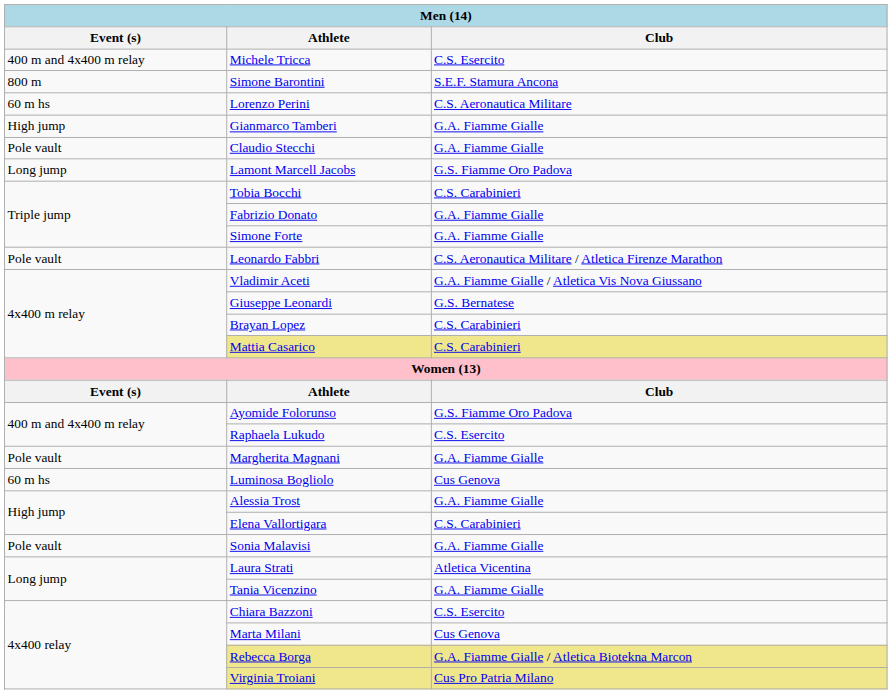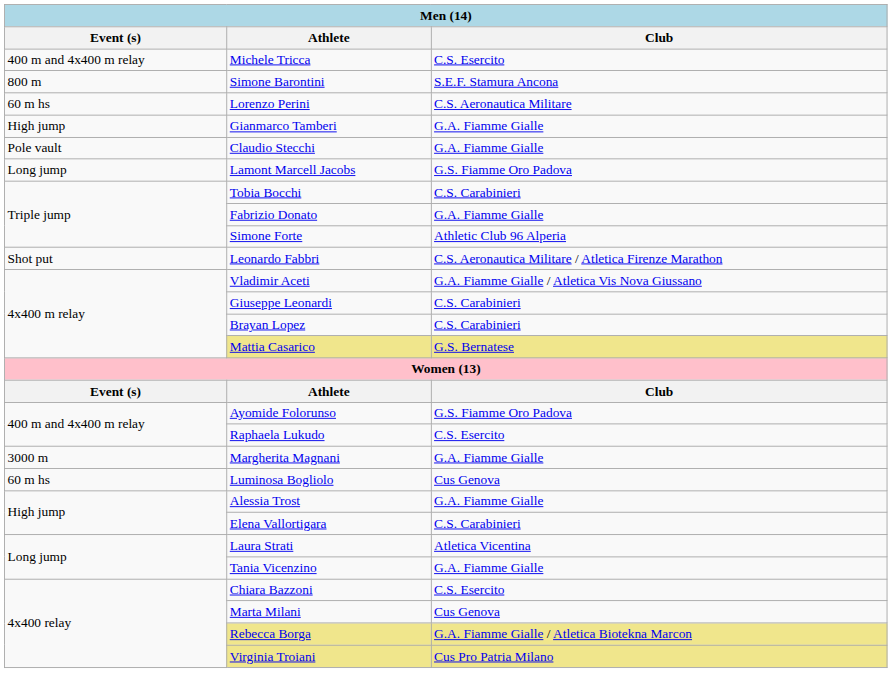(489, 236) G.A. Fiamme Gialle -> (500, 236) Athletic Club 96 Alperia
(35, 258) Pole vault -> (30, 258) Shot put
(474, 303) G.S. Bernatese -> (477, 303) C.S. Carabinieri
(477, 347) C.S. Carabinieri -> (474, 347) G.S. Bernatese
(35, 457) Pole vault -> (28, 457) 3000 m
- row: (270, 546)
